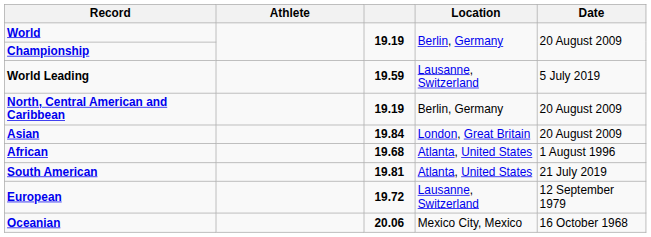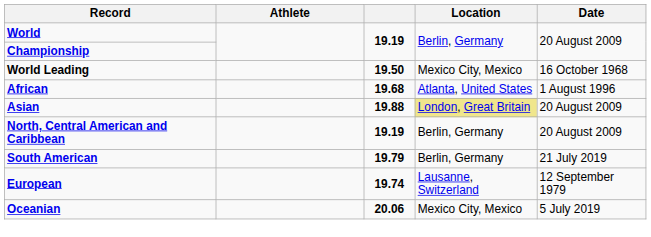(389, 76) 19.59 -> (389, 70) 19.50
(448, 76) Lausanne, Switzerland -> (470, 70) Mexico City, Mexico
(570, 76) 5 July 2019 -> (584, 70) 16 October 1968
rows swapped: (27, 153) <-> (87, 108)
(389, 134) 19.84 -> (389, 107) 19.88
(474, 134) no background -> (474, 107) khaki background
(389, 171) 19.81 -> (389, 158) 19.79
(475, 171) Atlanta, United States -> (460, 158) Berlin, Germany
(389, 197) 19.72 -> (389, 184) 19.74
(584, 222) 16 October 1968 -> (570, 209) 5 July 2019
